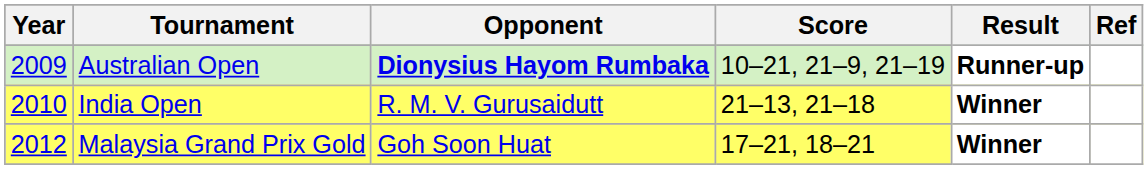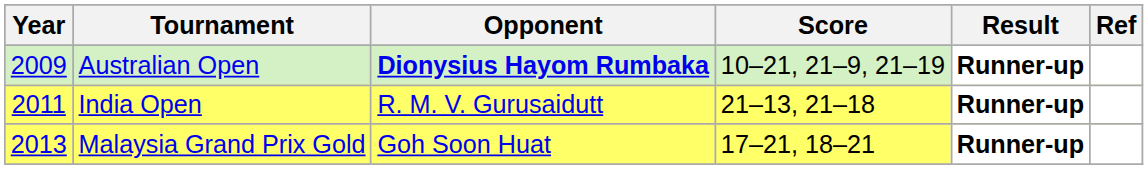(39, 105) 2010 -> (39, 105) 2011
(999, 105) Winner -> (1020, 105) Runner-up
(39, 145) 2012 -> (39, 145) 2013
(999, 145) Winner -> (1020, 145) Runner-up
